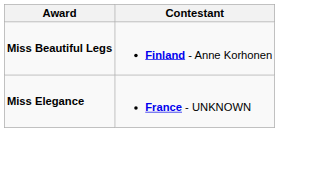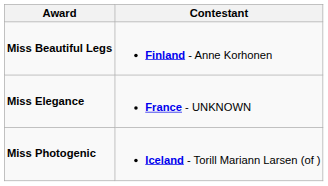+ row: (51, 154)
